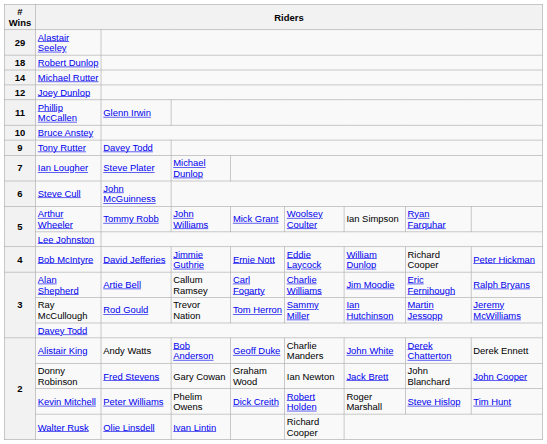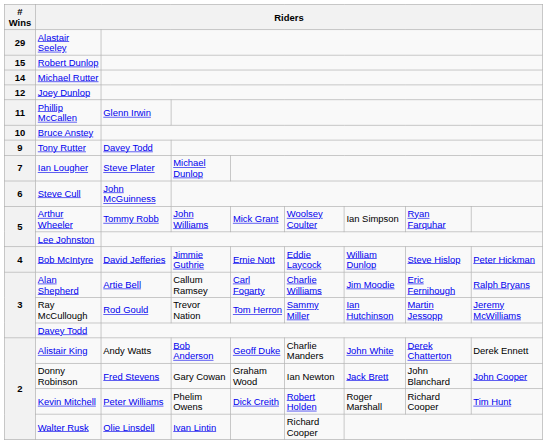(20, 63) 18 -> (20, 63) 15
(424, 259) Richard Cooper -> (434, 259) Steve Hislop
(434, 402) Steve Hislop -> (424, 402) Richard Cooper
